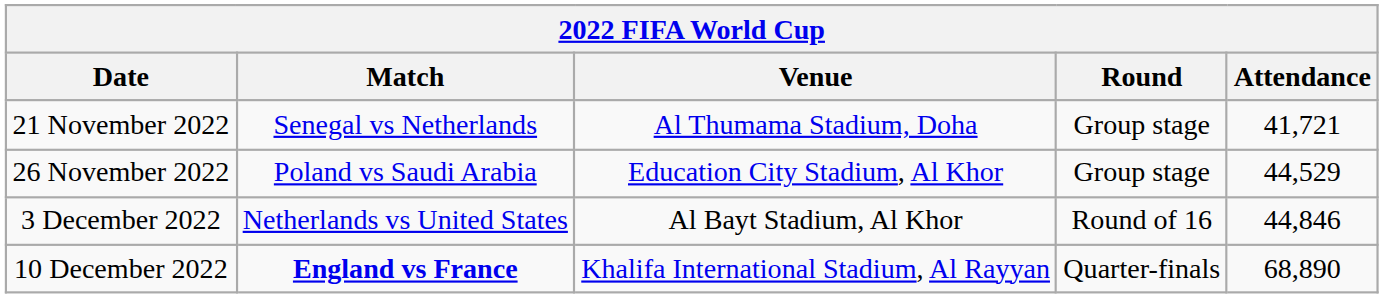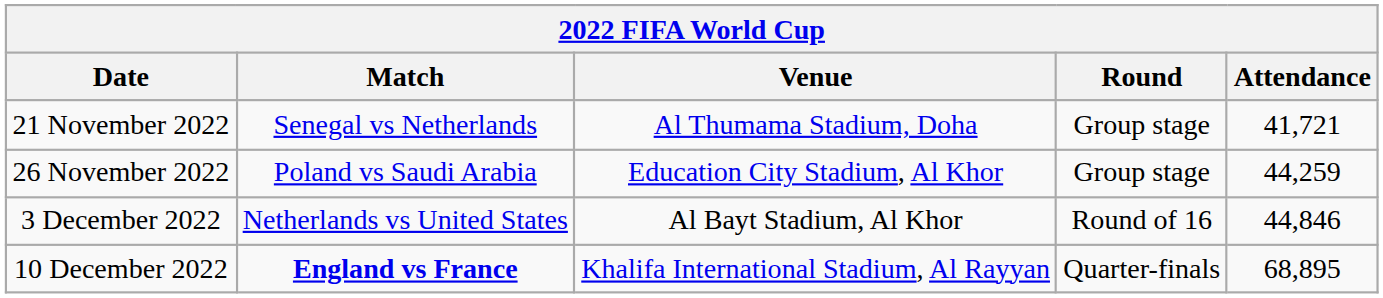(1302, 172) 44,529 -> (1302, 172) 44,259
(1302, 268) 68,890 -> (1302, 268) 68,895
